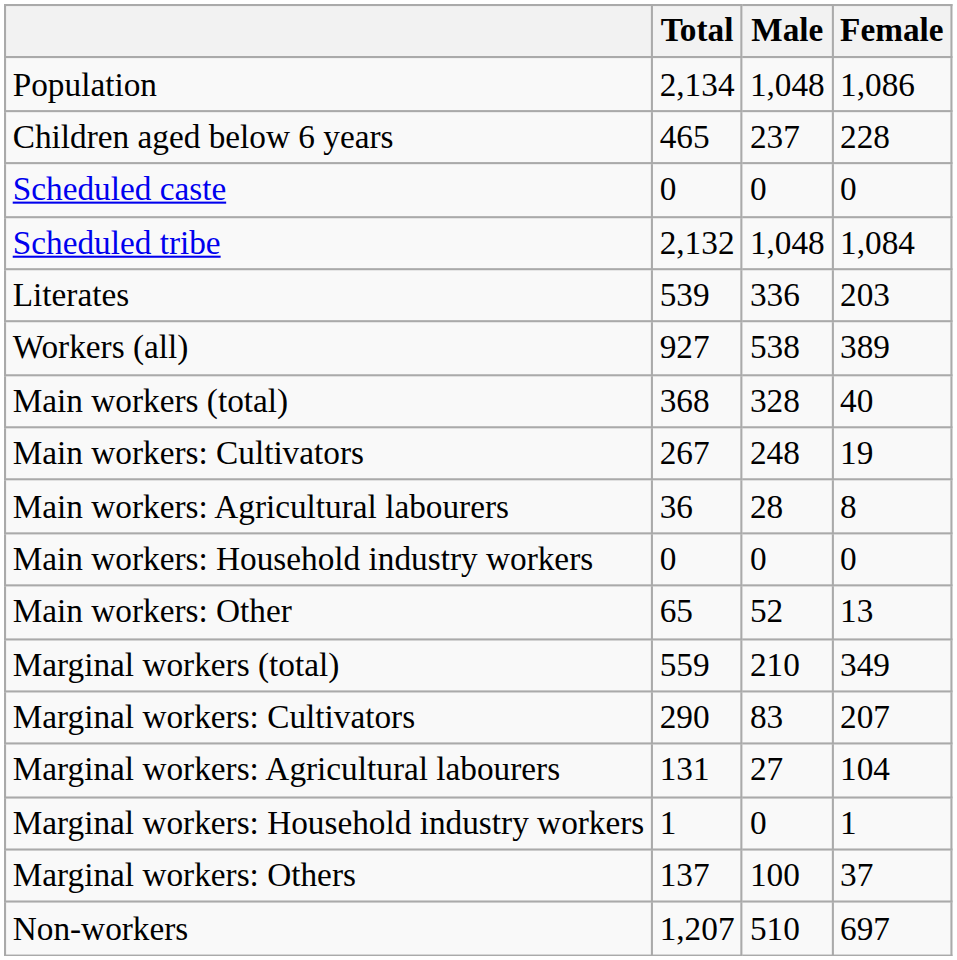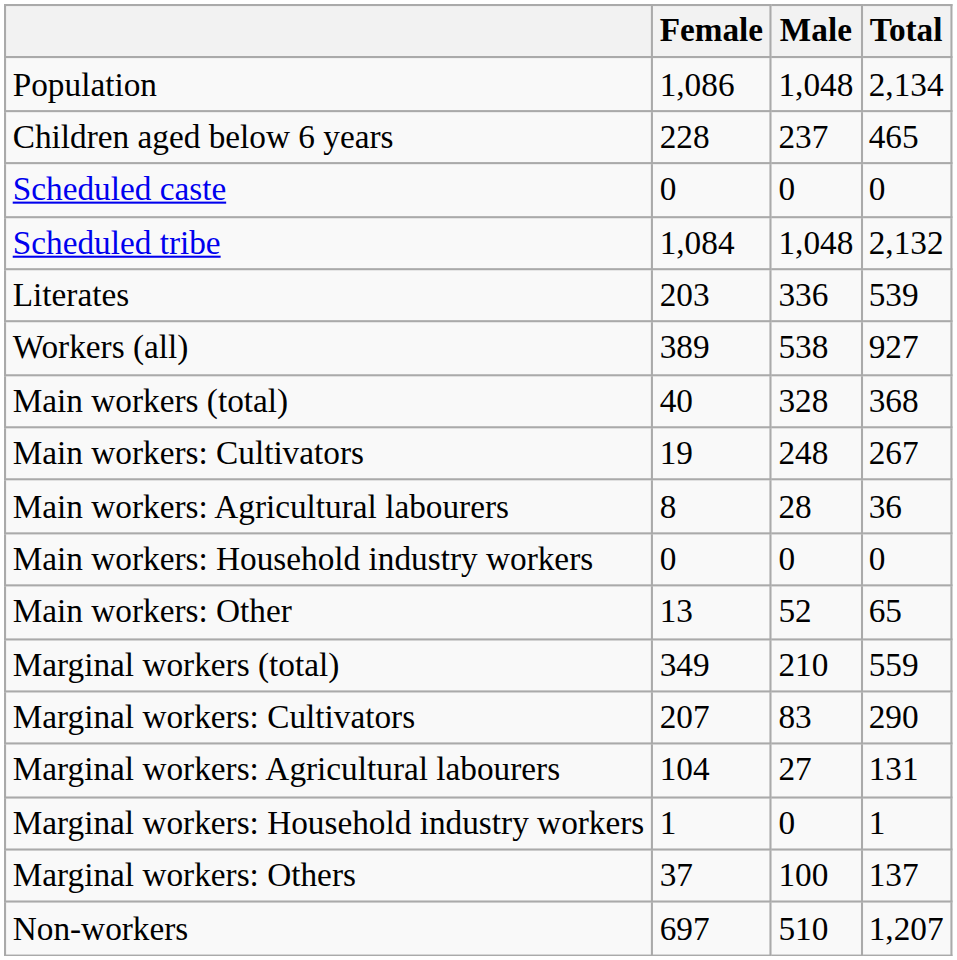columns swapped: (697, 30) <-> (892, 30)
